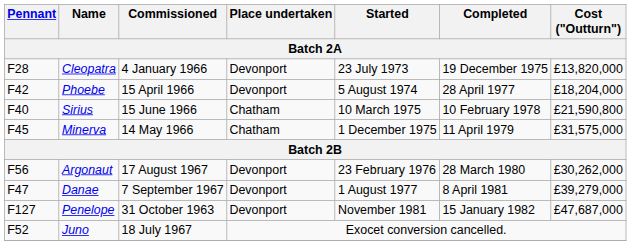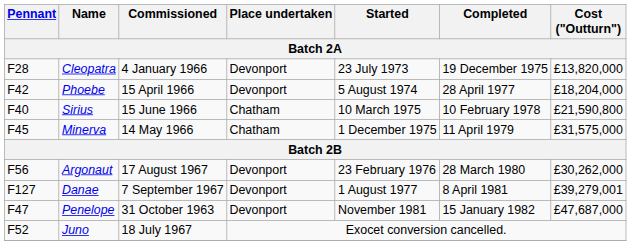(18, 189) F47 -> (21, 189) F127
(588, 189) £39,279,000 -> (588, 189) £39,279,001
(21, 209) F127 -> (18, 209) F47
